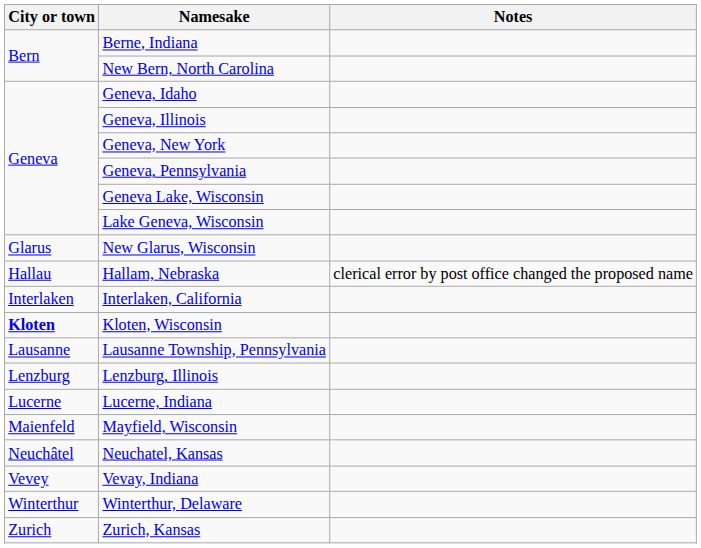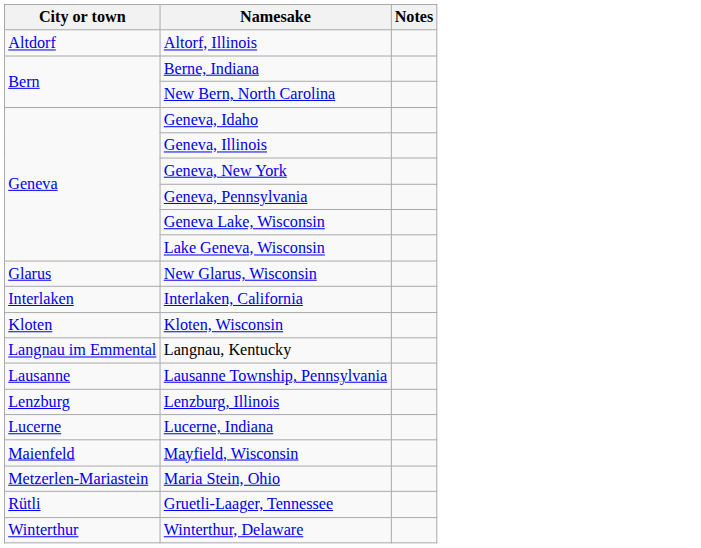+ row: (210, 42)
- row: (161, 273)
(32, 324) bold -> (30, 324) normal
+ row: (227, 350)
+ row: (222, 478)
- row: (163, 453)
+ row: (248, 504)
- row: (150, 478)
- row: (151, 529)
